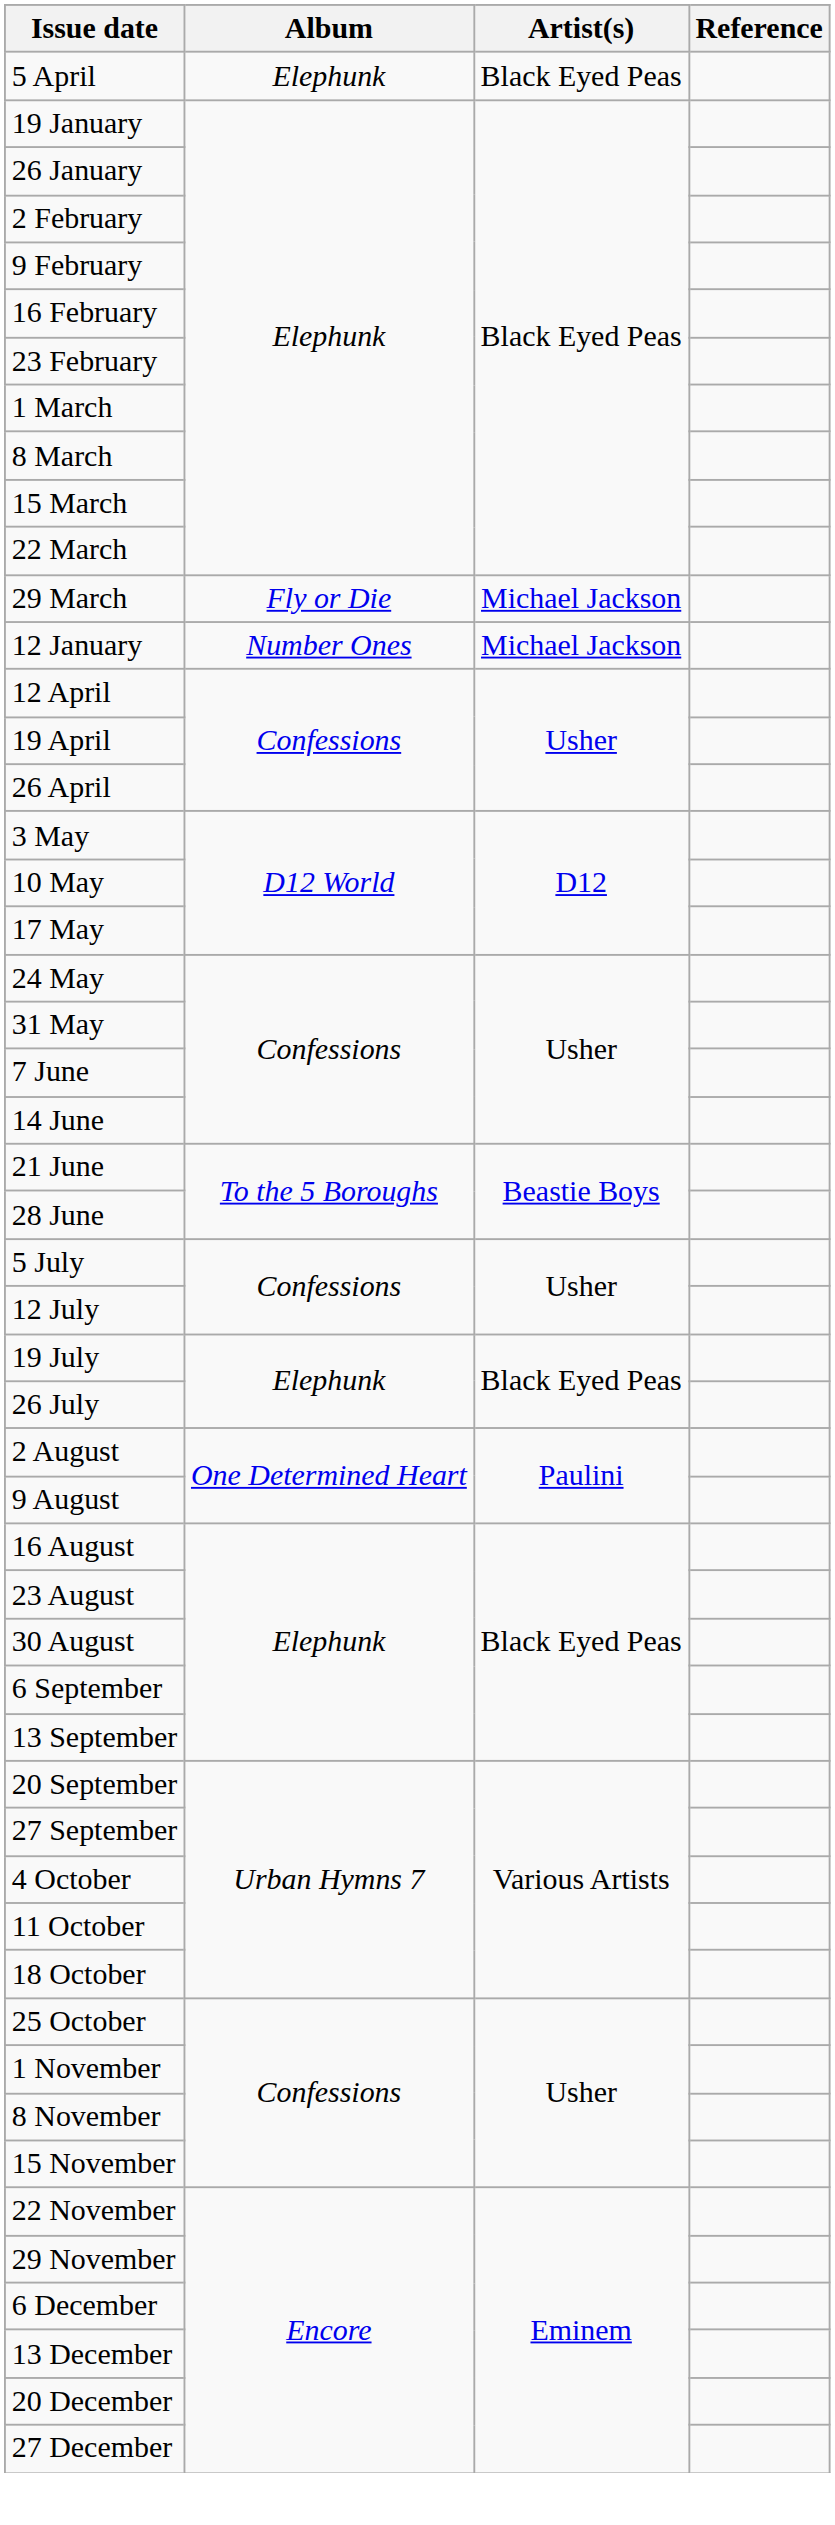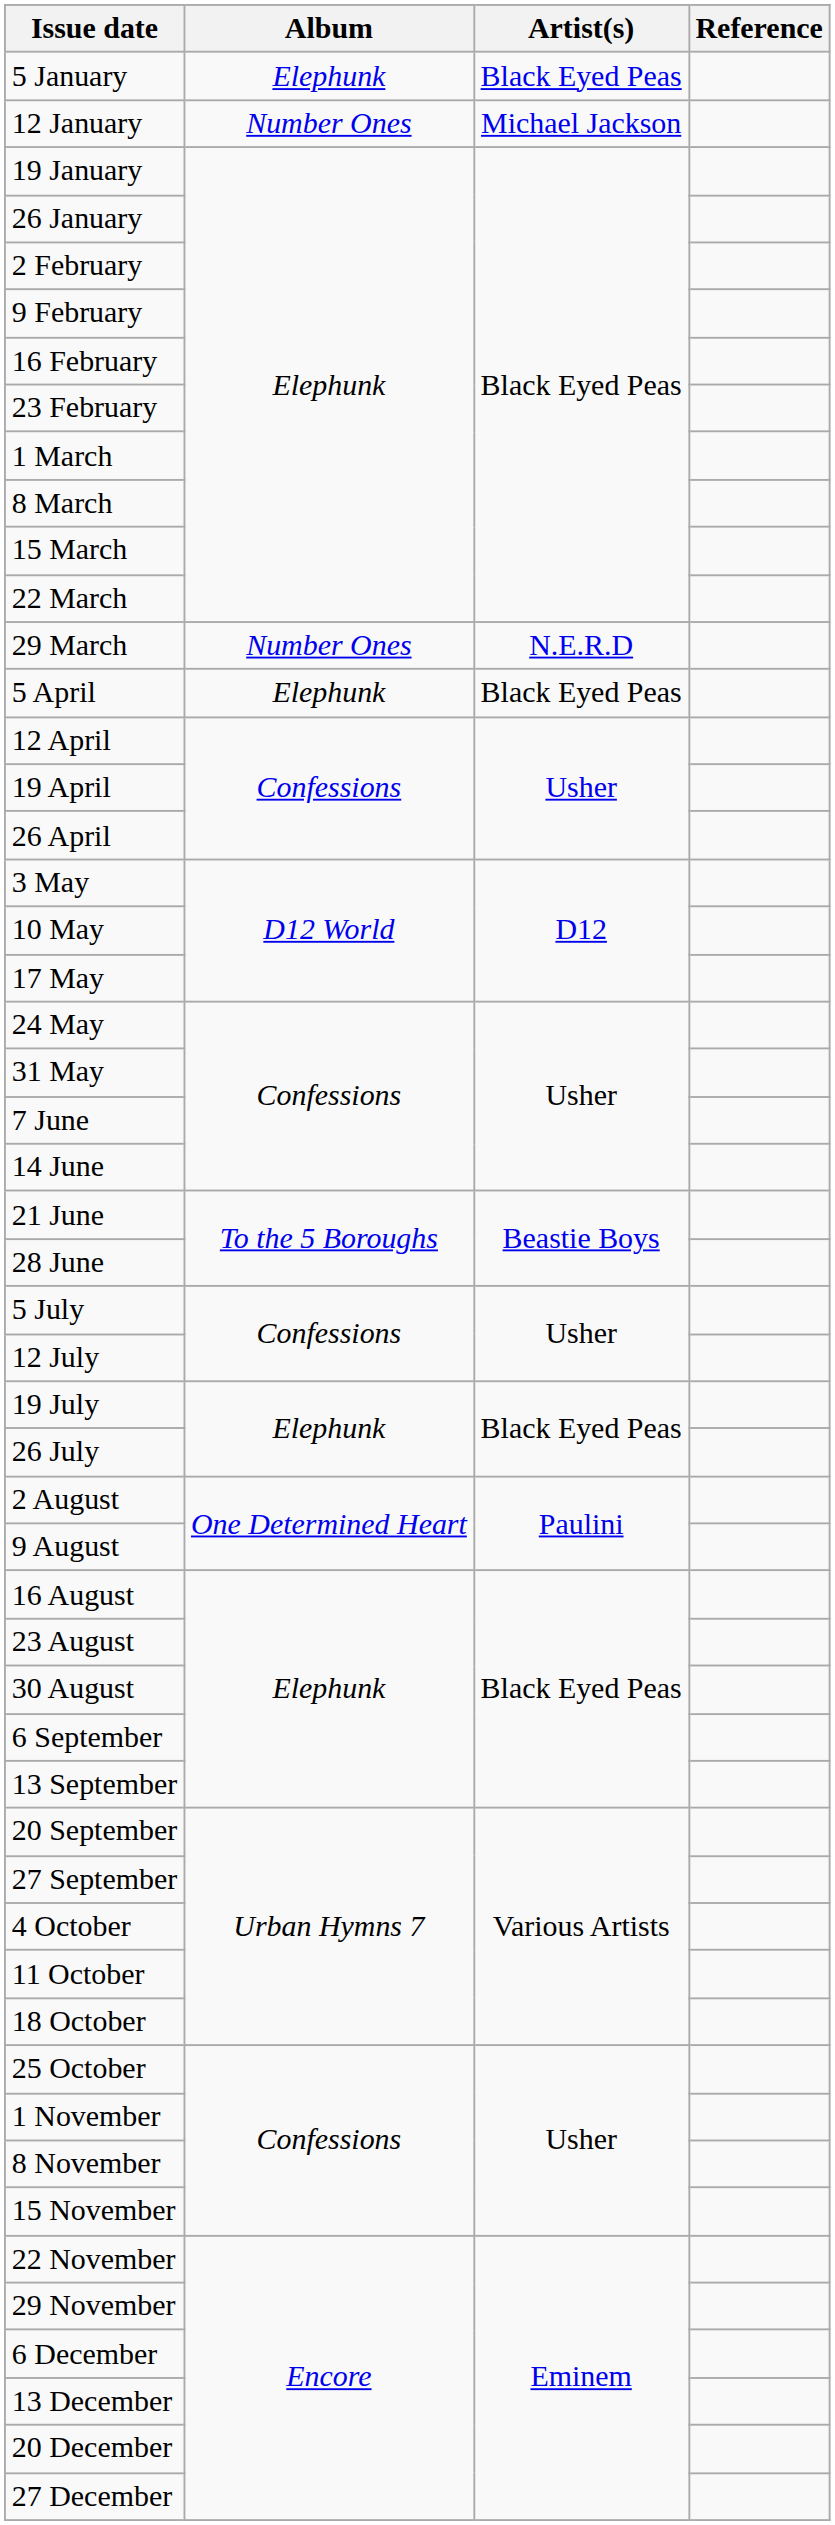+ row: (70, 75)
rows swapped: (77, 645) <-> (54, 75)
(329, 597) Fly or Die -> (329, 645) Number Ones
(581, 597) Michael Jackson -> (581, 645) N.E.R.D
